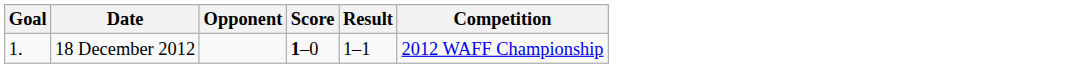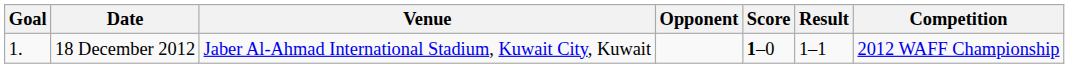+ column: (427, 19)
